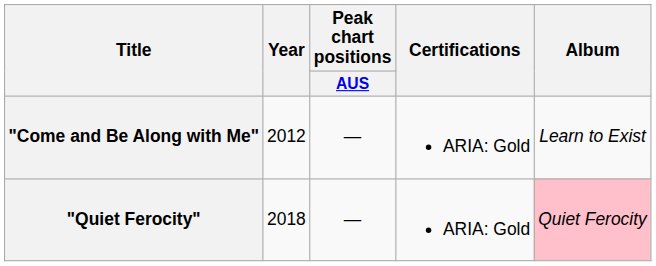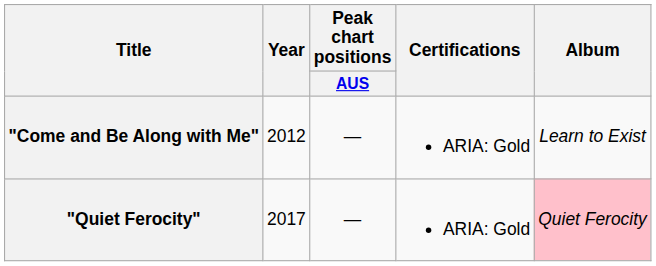(286, 219) 2018 -> (286, 219) 2017
